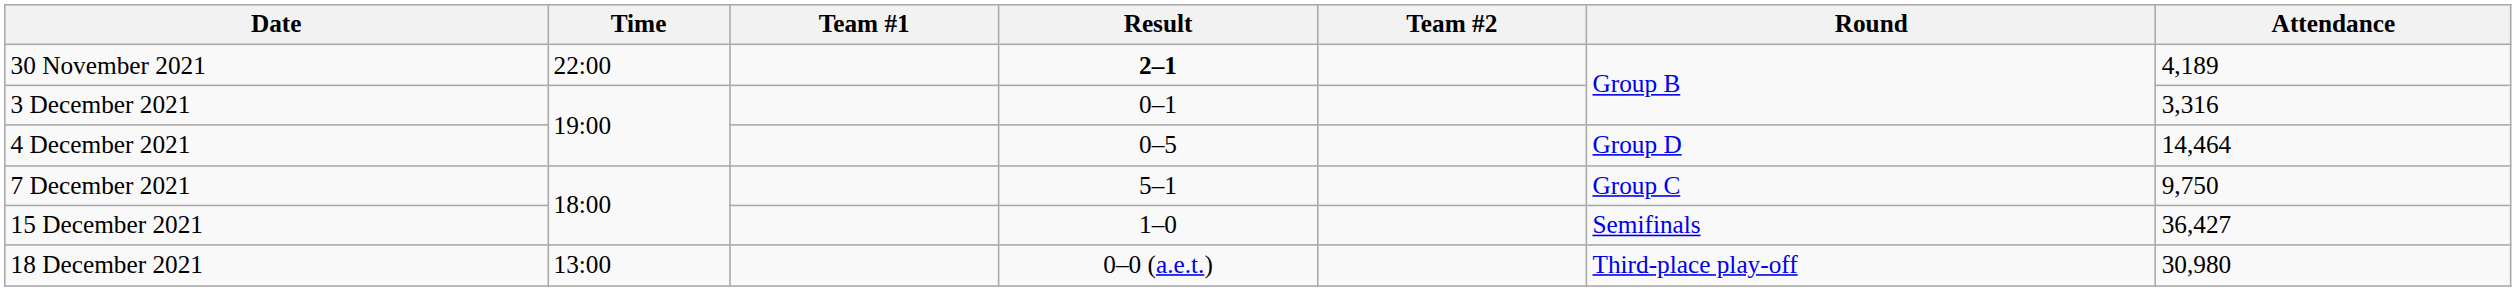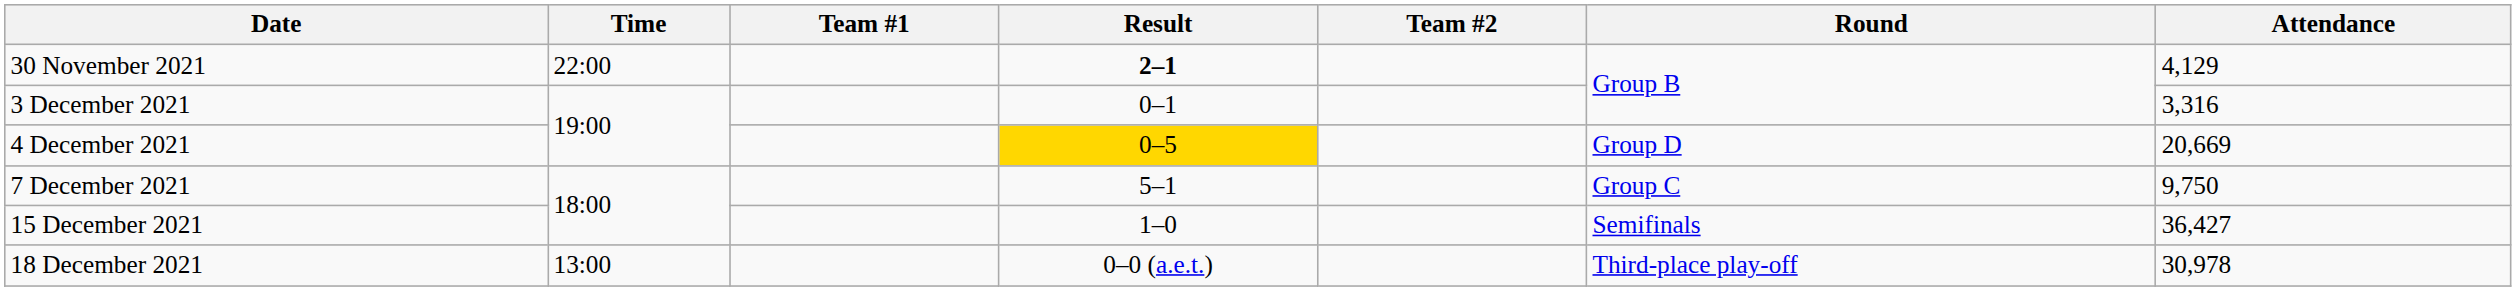(2190, 64) 4,189 -> (2190, 64) 4,129
(1158, 144) no background -> (1158, 144) gold background
(2196, 144) 14,464 -> (2196, 144) 20,669
(2196, 265) 30,980 -> (2196, 265) 30,978
